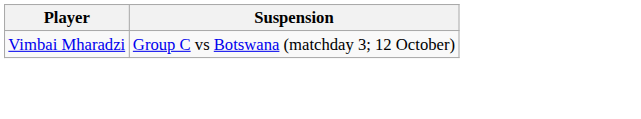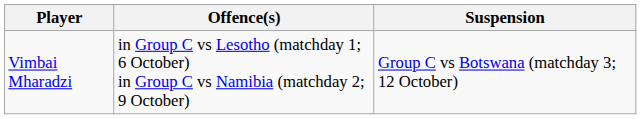+ column: (244, 17)
